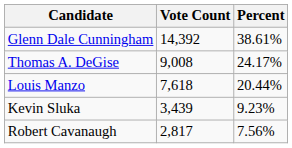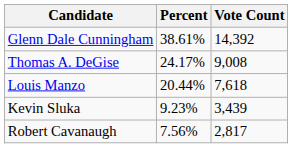columns swapped: (195, 16) <-> (261, 16)
